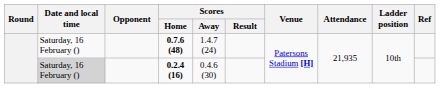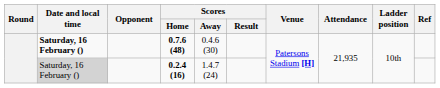(62, 46) normal -> (63, 46) bold
(209, 46) 1.4.7 (24) -> (210, 46) 0.4.6 (30)
(209, 71) 0.4.6 (30) -> (210, 71) 1.4.7 (24)
